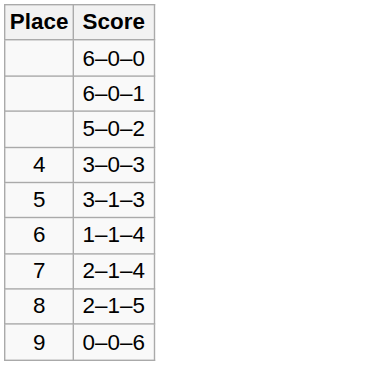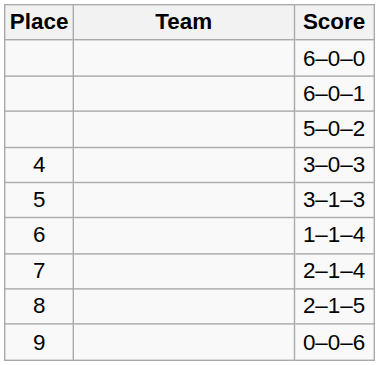+ column: (184, 22)
